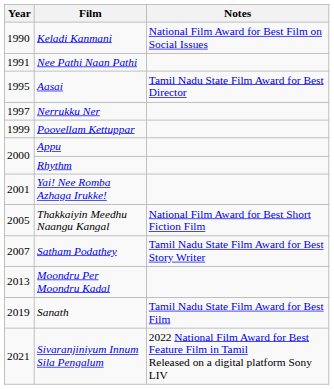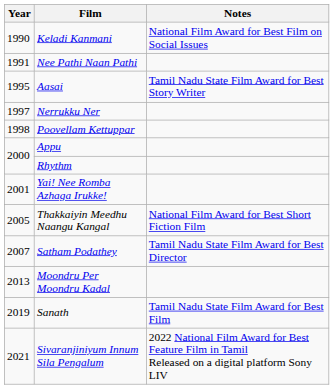(236, 86) Tamil Nadu State Film Award for Best Director -> (236, 86) Tamil Nadu State Film Award for Best Story Writer
(18, 129) 1999 -> (18, 129) 1998
(236, 251) Tamil Nadu State Film Award for Best Story Writer -> (236, 251) Tamil Nadu State Film Award for Best Director
